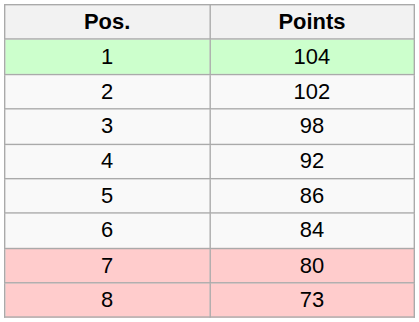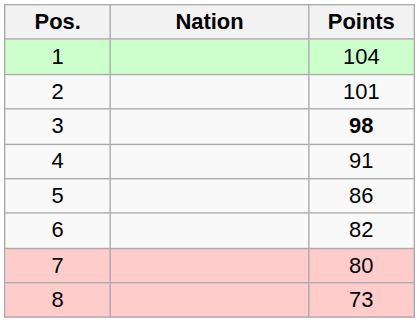+ column: (210, 21)
(312, 91) 102 -> (361, 91) 101
(312, 126) normal -> (361, 126) bold
(312, 160) 92 -> (361, 160) 91
(312, 230) 84 -> (361, 230) 82
